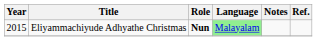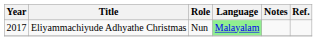(17, 28) 2015 -> (17, 28) 2017
(200, 28) bold -> (200, 28) normal
